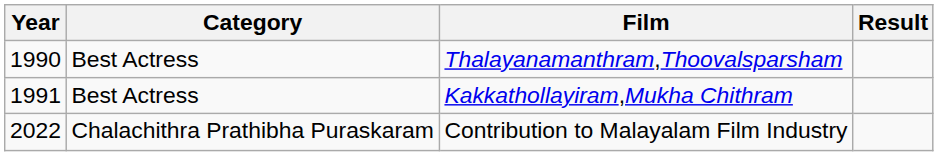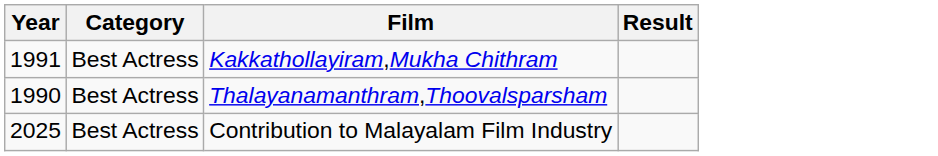rows swapped: (643, 58) <-> (619, 95)
(35, 131) 2022 -> (35, 131) 2025
(253, 131) Chalachithra Prathibha Puraskaram -> (135, 131) Best Actress
